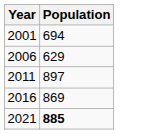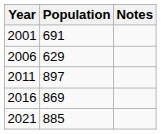+ column: (135, 14)
(54, 35) 694 -> (54, 35) 691
(54, 118) bold -> (54, 118) normal
